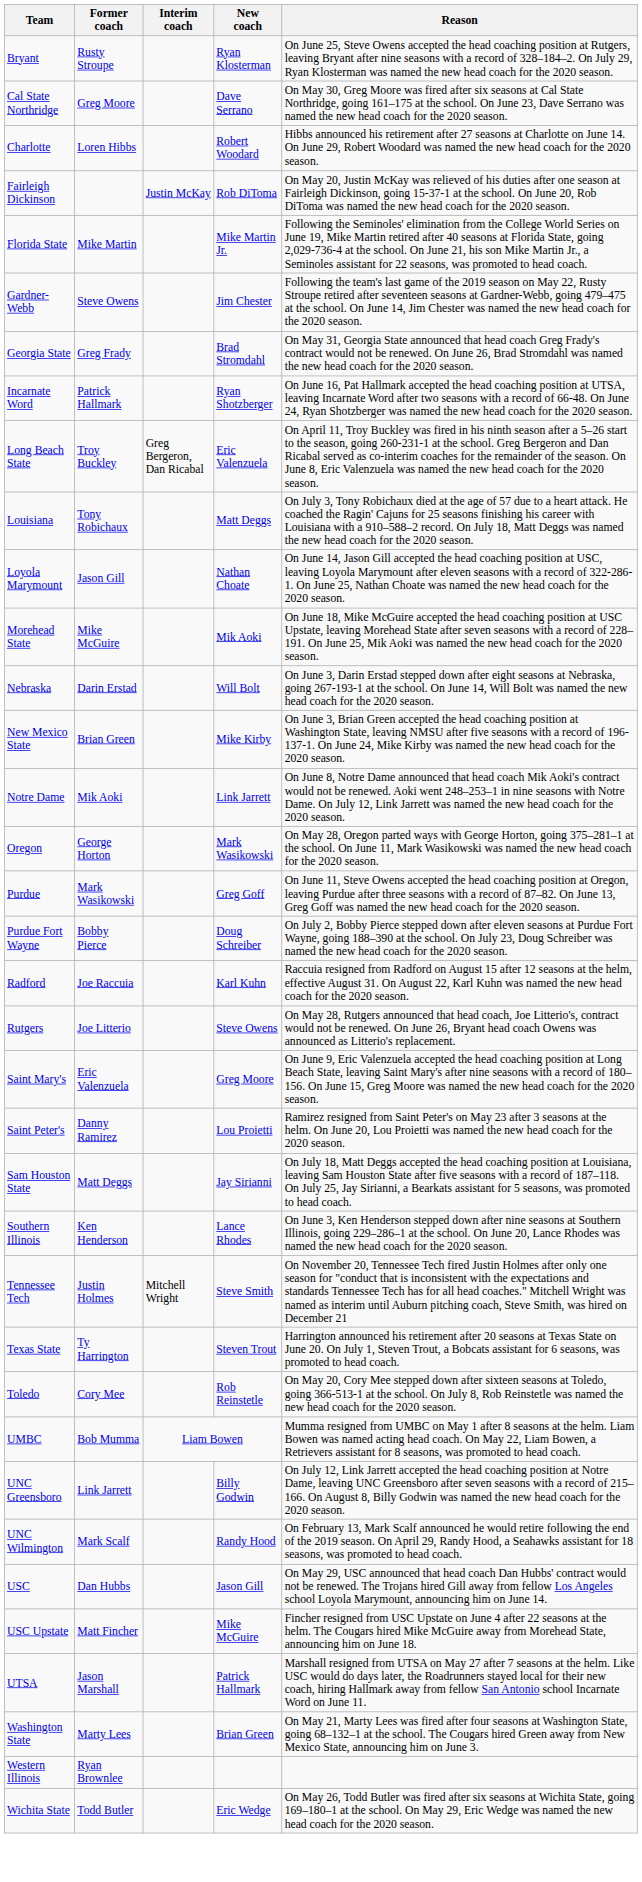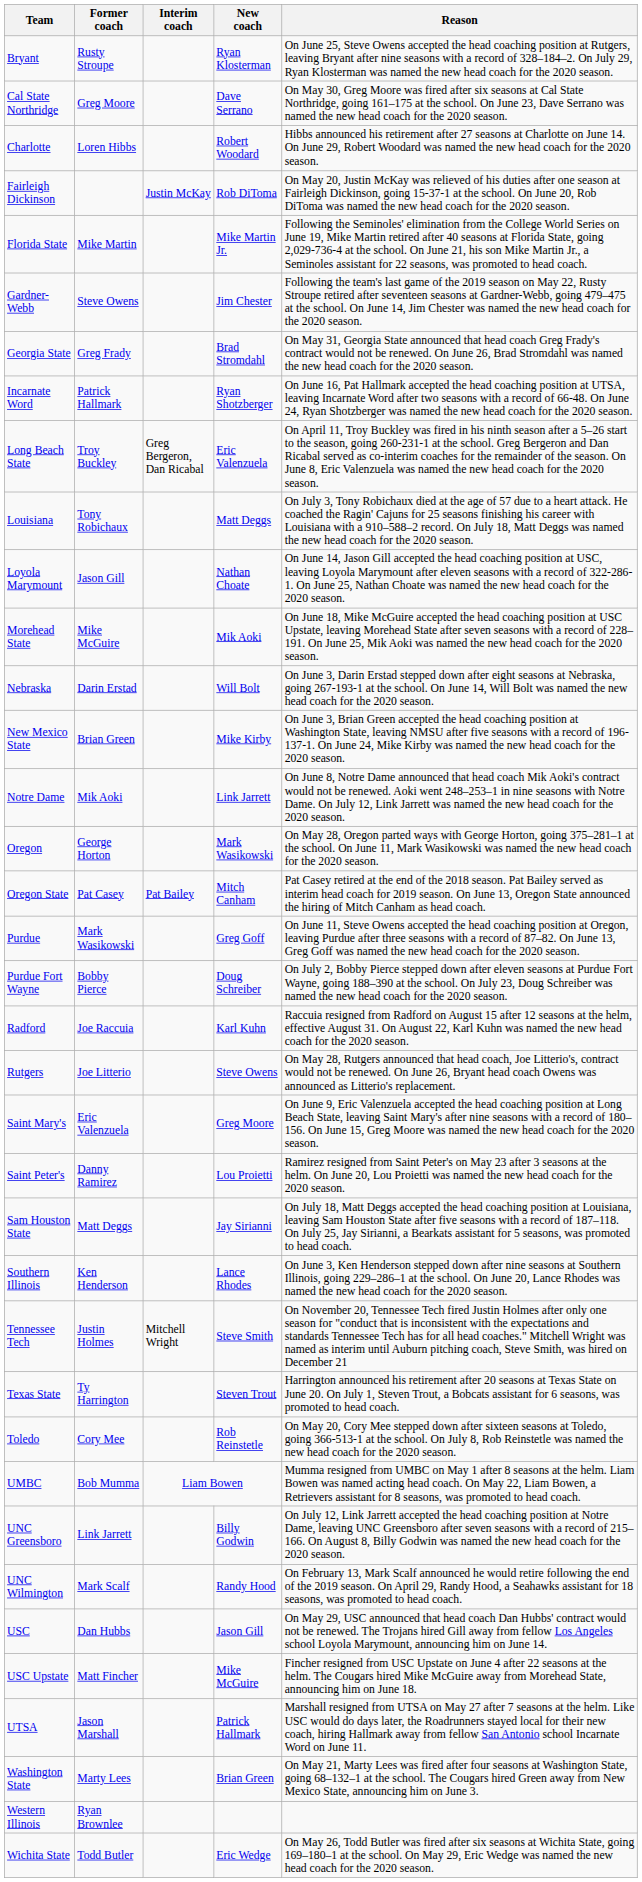+ row: (38, 893)
